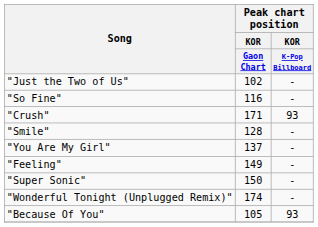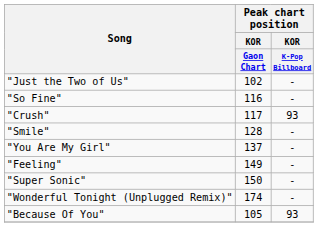(253, 115) 171 -> (253, 115) 117
